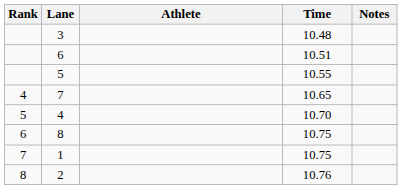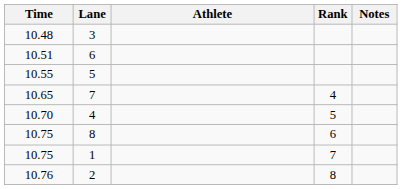columns swapped: (23, 14) <-> (317, 14)
